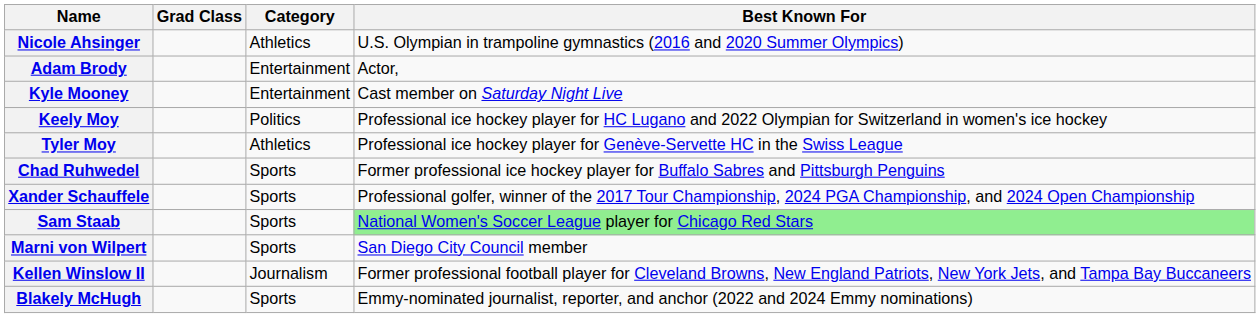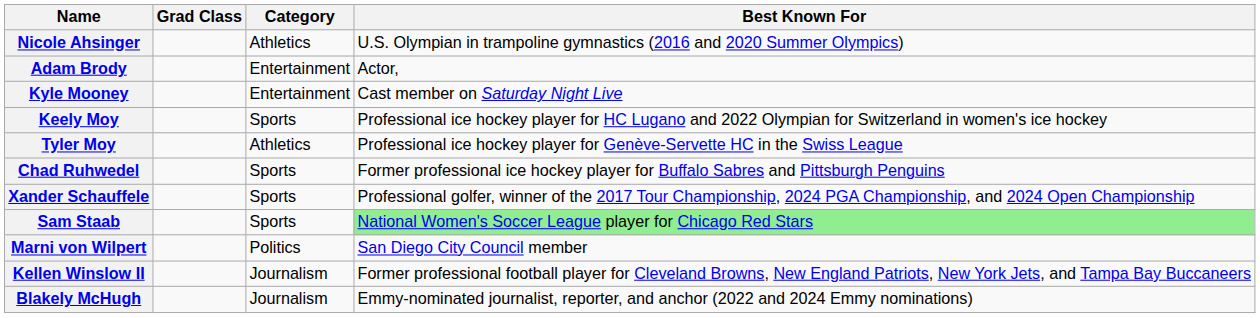(275, 119) Politics -> (273, 119) Sports
(273, 247) Sports -> (275, 247) Politics
(273, 299) Sports -> (289, 299) Journalism
